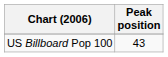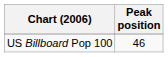(139, 43) 43 -> (139, 43) 46
